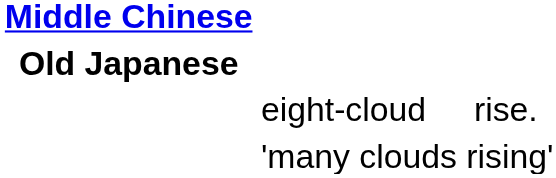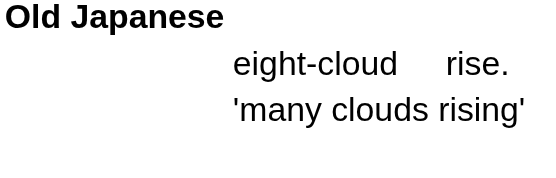- row: (129, 17)
